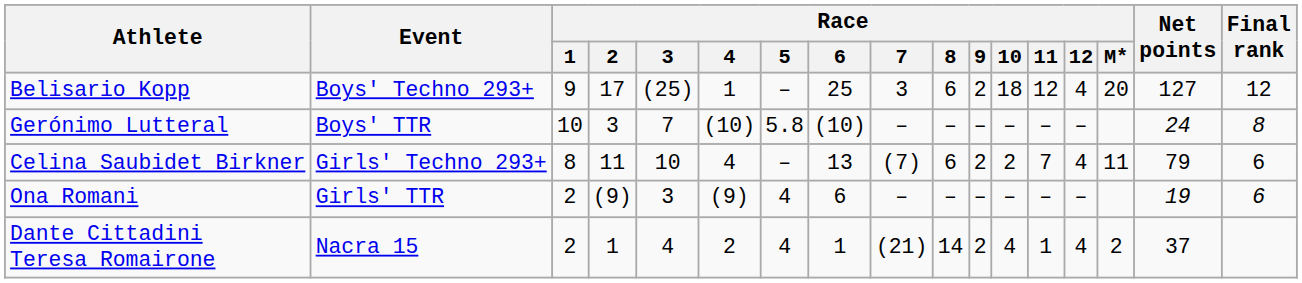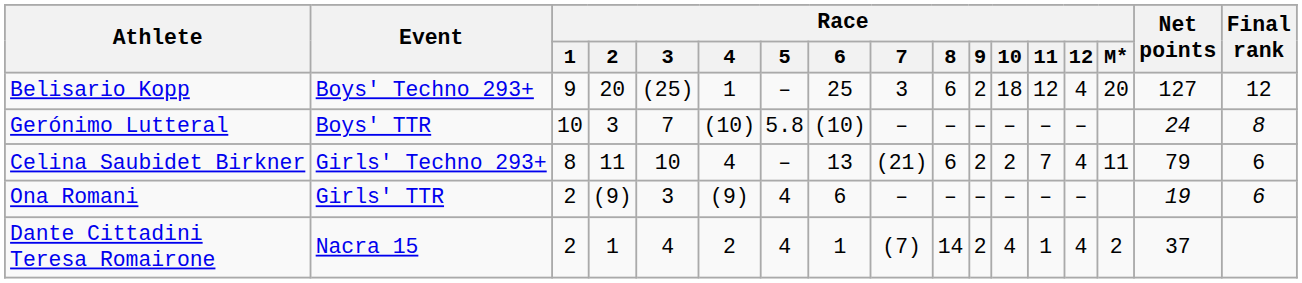(612, 90) 17 -> (612, 90) 20
(902, 162) (7) -> (902, 162) (21)
(902, 247) (21) -> (902, 247) (7)
